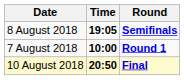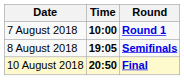rows swapped: (42, 48) <-> (42, 30)
